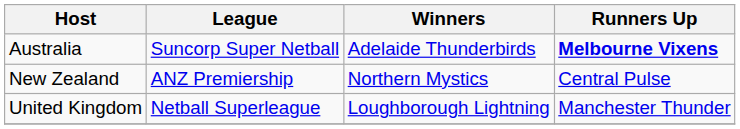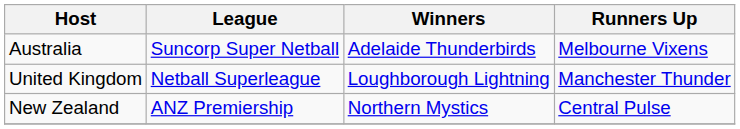(638, 49) bold -> (633, 49) normal
rows swapped: (64, 78) <-> (75, 108)
